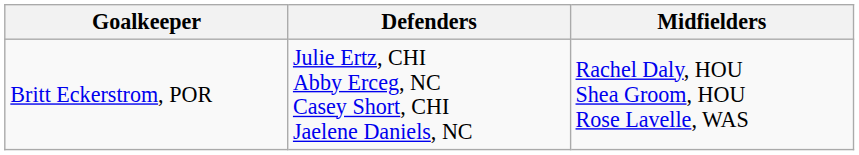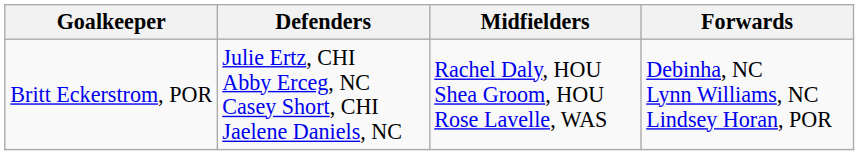+ column: (747, 22)
